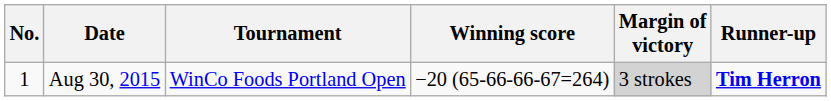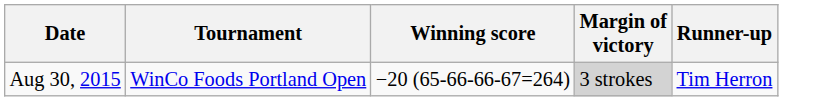- column: (24, 33)
(768, 79) bold -> (724, 79) normal
